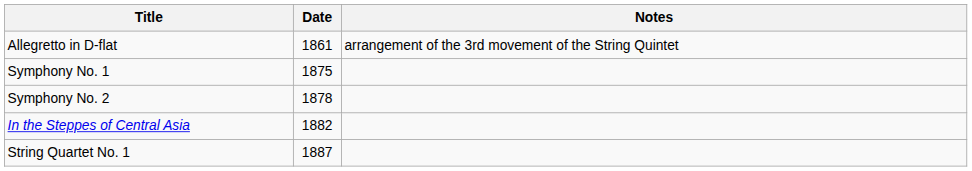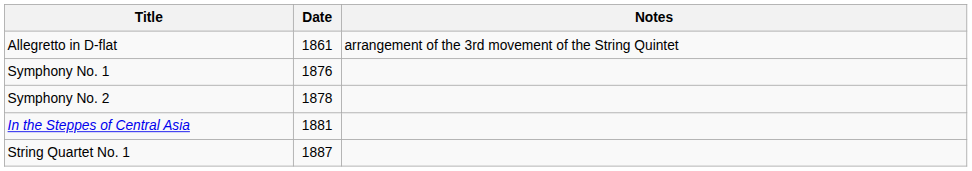(317, 71) 1875 -> (317, 71) 1876
(317, 125) 1882 -> (317, 125) 1881
